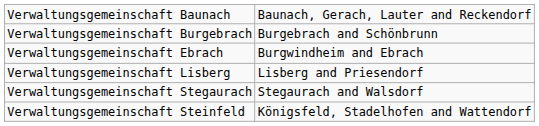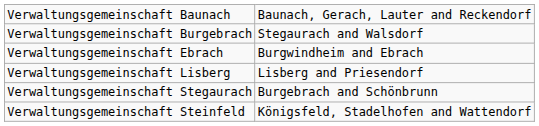(348, 34) Burgebrach and Schönbrunn -> (341, 34) Stegaurach and Walsdorf
(341, 92) Stegaurach and Walsdorf -> (348, 92) Burgebrach and Schönbrunn
